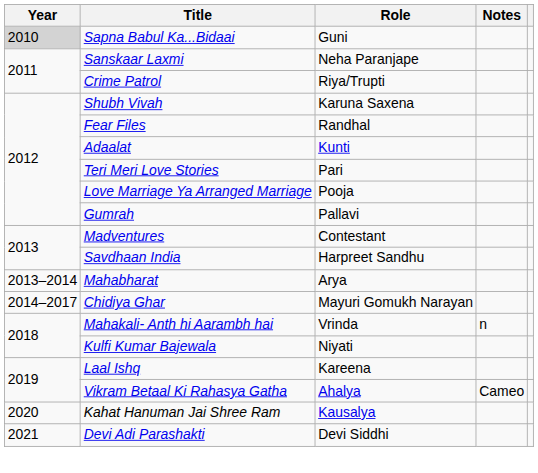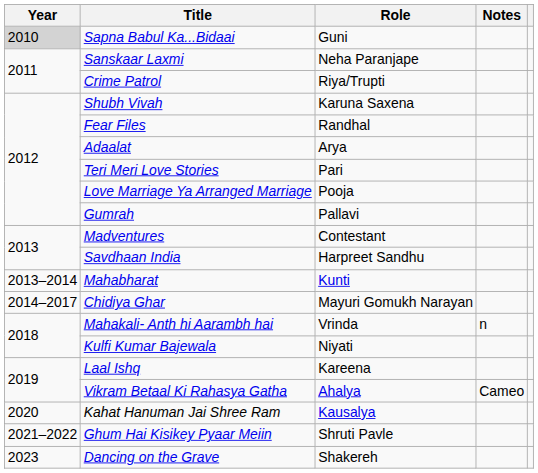(334, 147) Kunti -> (332, 147) Arya
(332, 280) Arya -> (334, 280) Kunti
- row: (144, 434)
+ row: (178, 434)
+ row: (151, 457)
